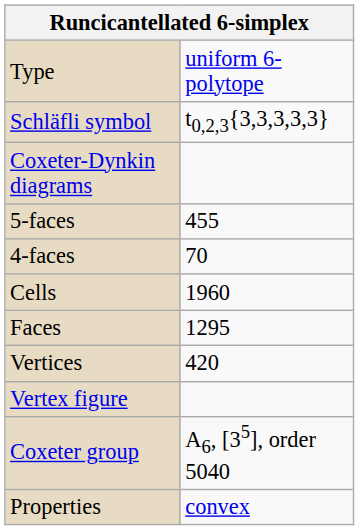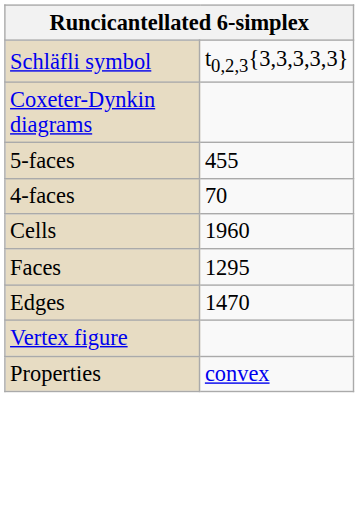- row: (32, 70)
+ row: (37, 302)
- row: (46, 363)
- row: (74, 452)
